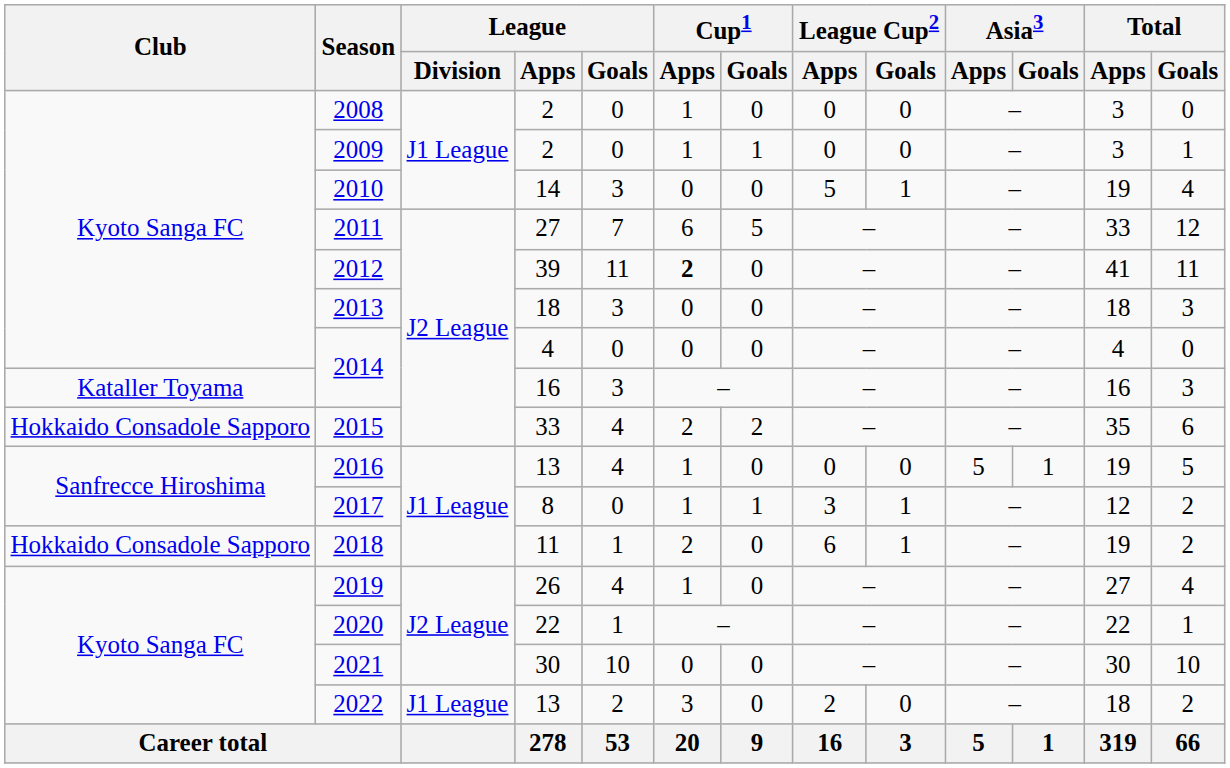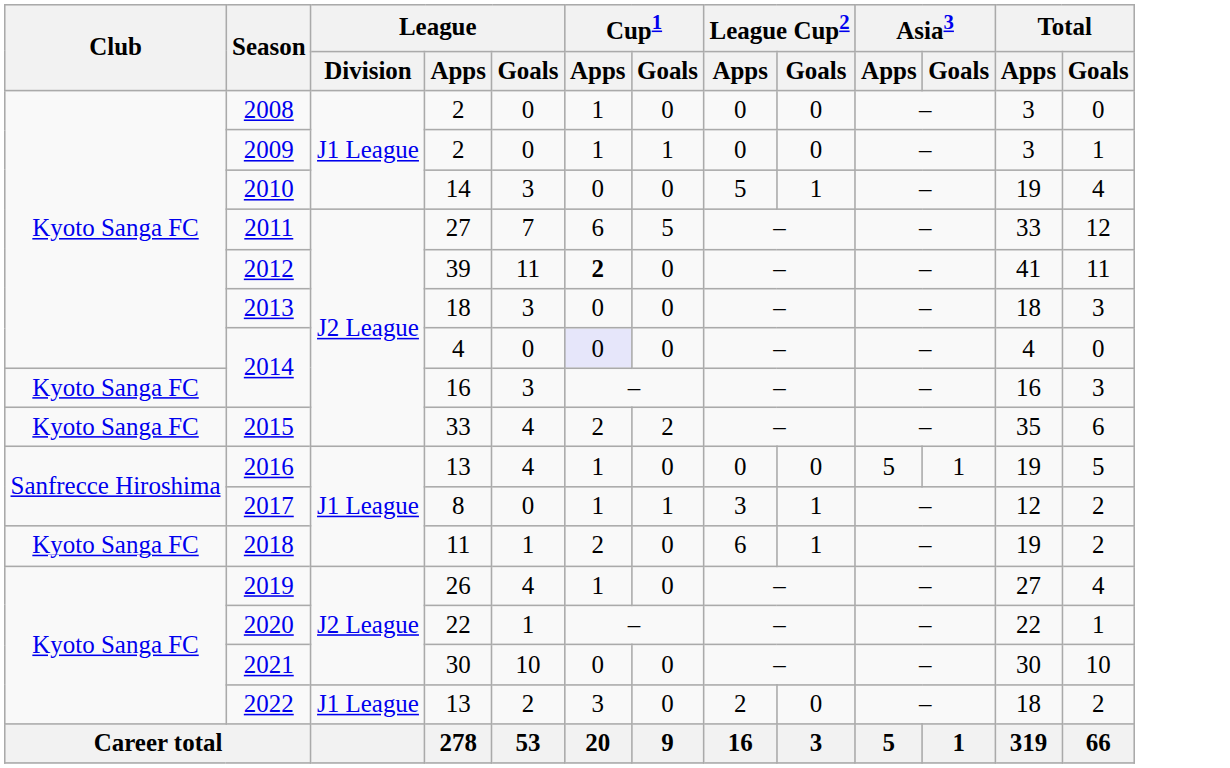(687, 347) no background -> (598, 347) lavender background
(160, 387) Kataller Toyama -> (116, 387) Kyoto Sanga FC
(160, 426) Hokkaido Consadole Sapporo -> (116, 426) Kyoto Sanga FC
(160, 545) Hokkaido Consadole Sapporo -> (116, 545) Kyoto Sanga FC
